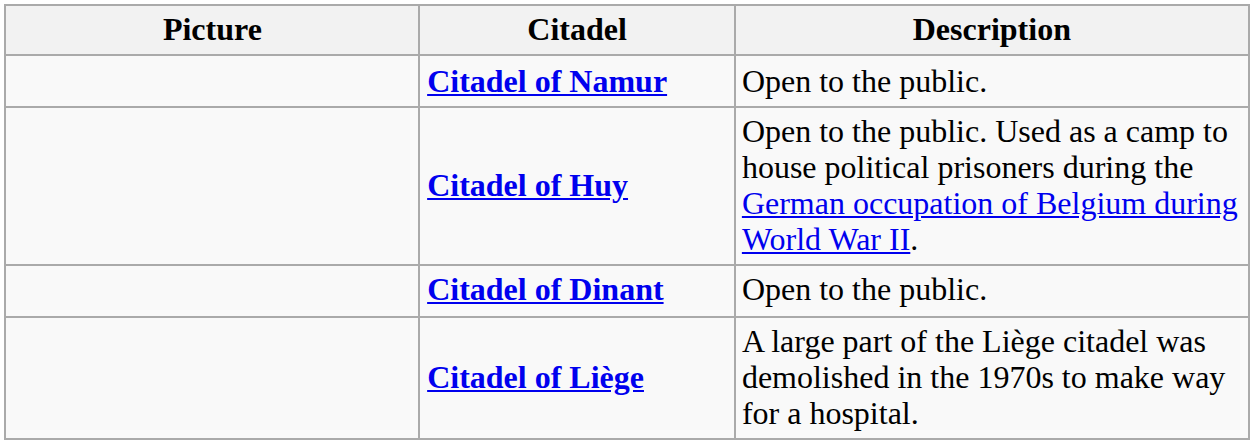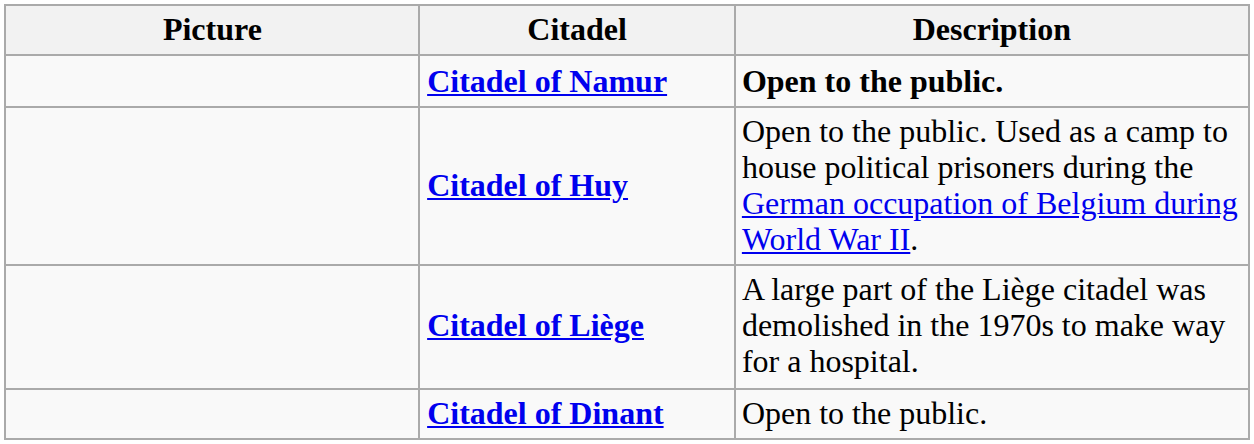(865, 80) normal -> (873, 80) bold
rows swapped: (536, 376) <-> (545, 290)
